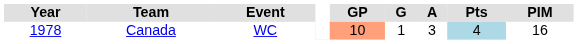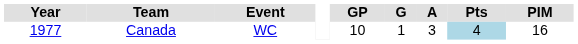(45, 30) 1978 -> (45, 30) 1977
(357, 30) lightsalmon background -> (357, 30) no background
